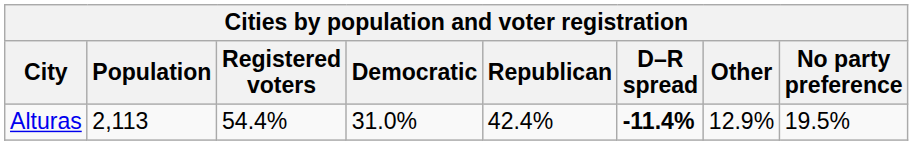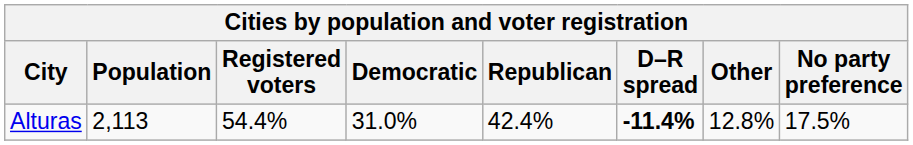(741, 121) 12.9% -> (741, 121) 12.8%
(817, 121) 19.5% -> (817, 121) 17.5%
